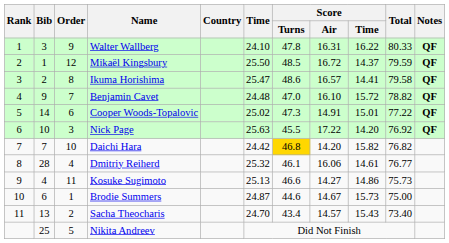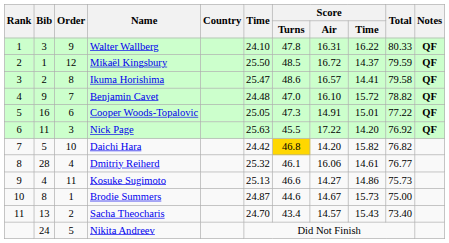(44, 113) 14 -> (44, 113) 16
(258, 113) 25.02 -> (258, 113) 25.05
(44, 130) 10 -> (44, 130) 11
(44, 146) 7 -> (44, 146) 5
(44, 197) 6 -> (44, 197) 8
(44, 230) 25 -> (44, 230) 24
